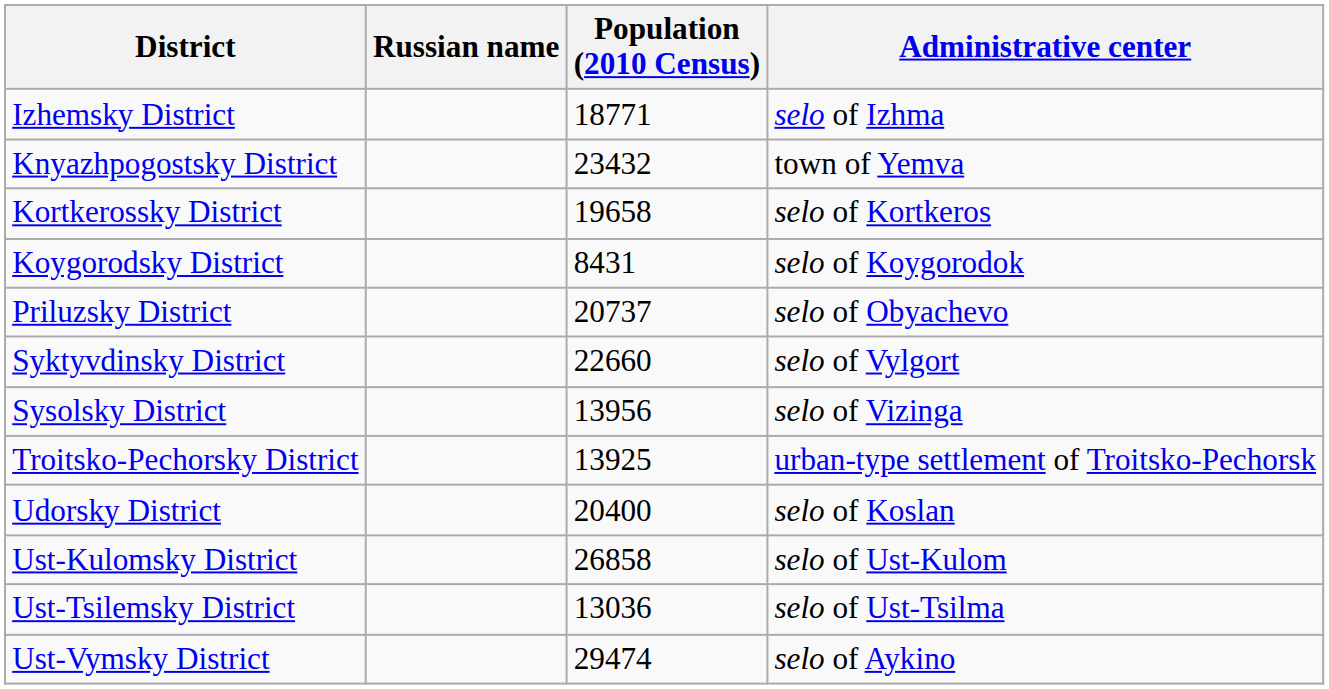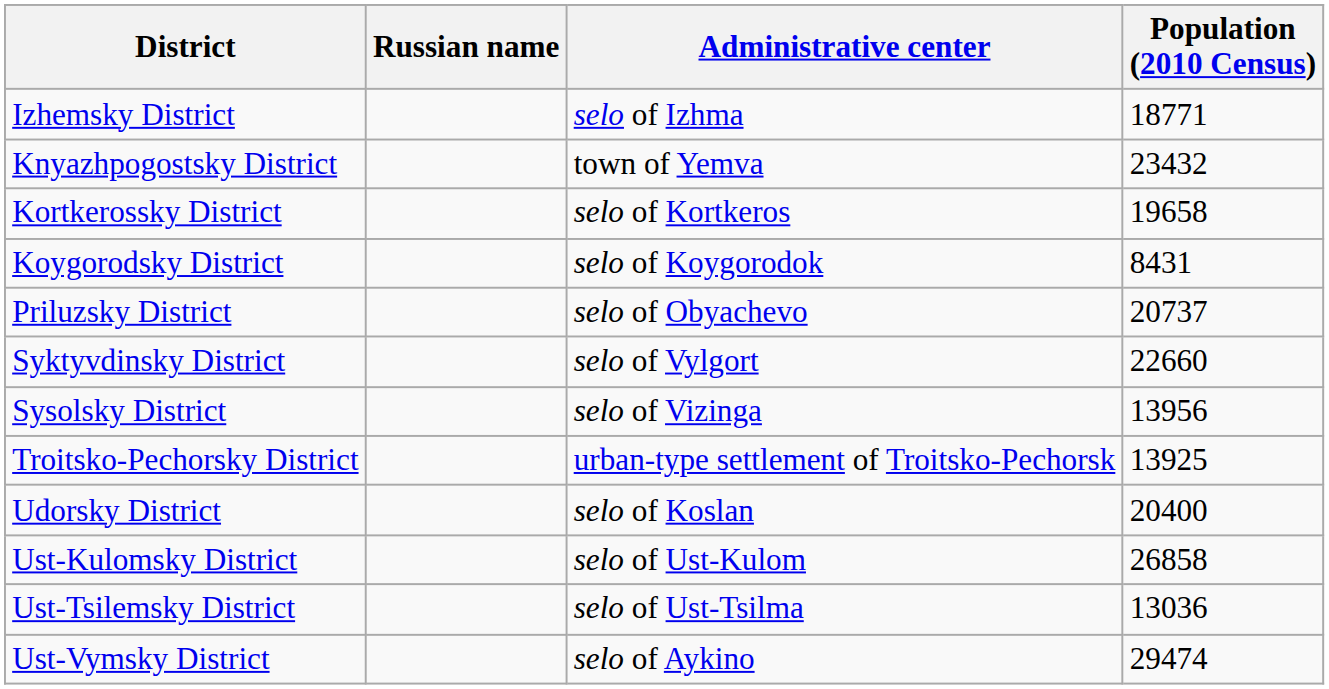columns swapped: (1045, 46) <-> (667, 46)
